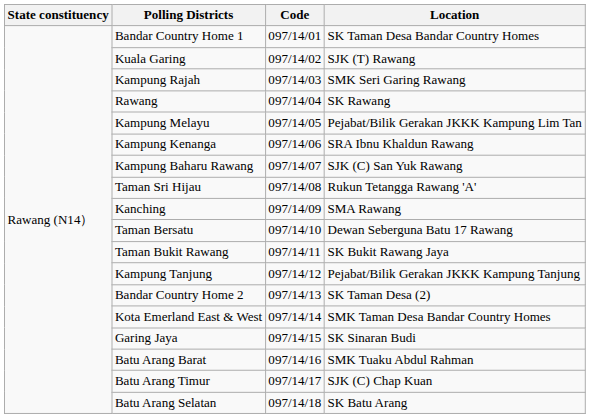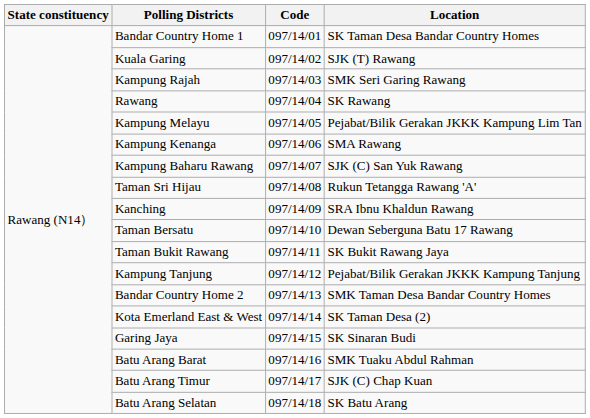(401, 144) SRA Ibnu Khaldun Rawang -> (364, 144) SMA Rawang
(364, 208) SMA Rawang -> (401, 208) SRA Ibnu Khaldun Rawang
(379, 294) SK Taman Desa (2) -> (439, 294) SMK Taman Desa Bandar Country Homes
(439, 316) SMK Taman Desa Bandar Country Homes -> (379, 316) SK Taman Desa (2)
